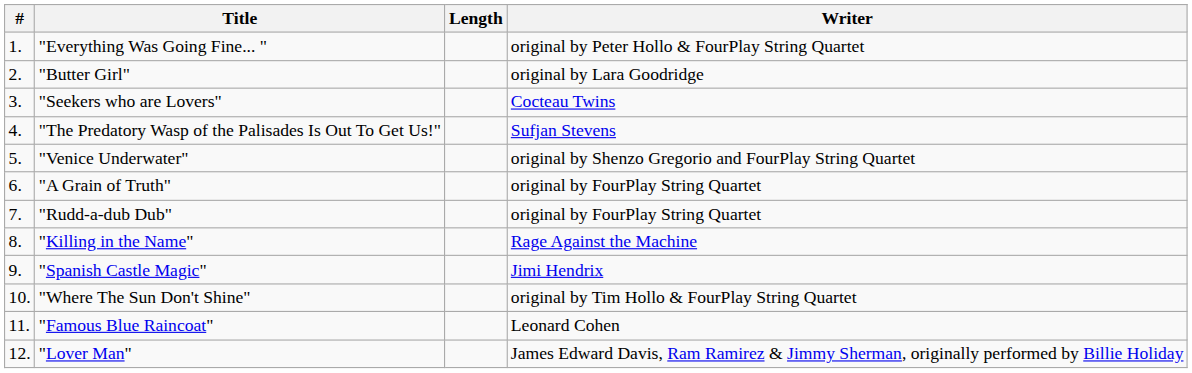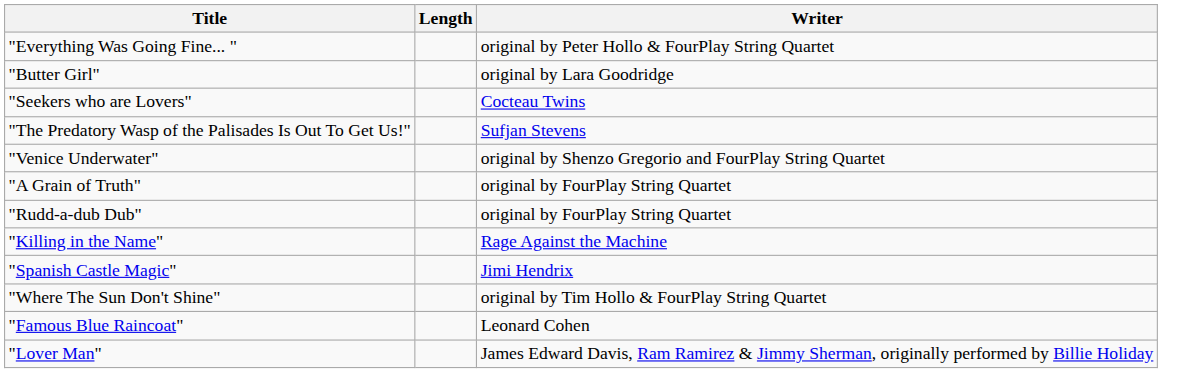- column: (20, 18)
